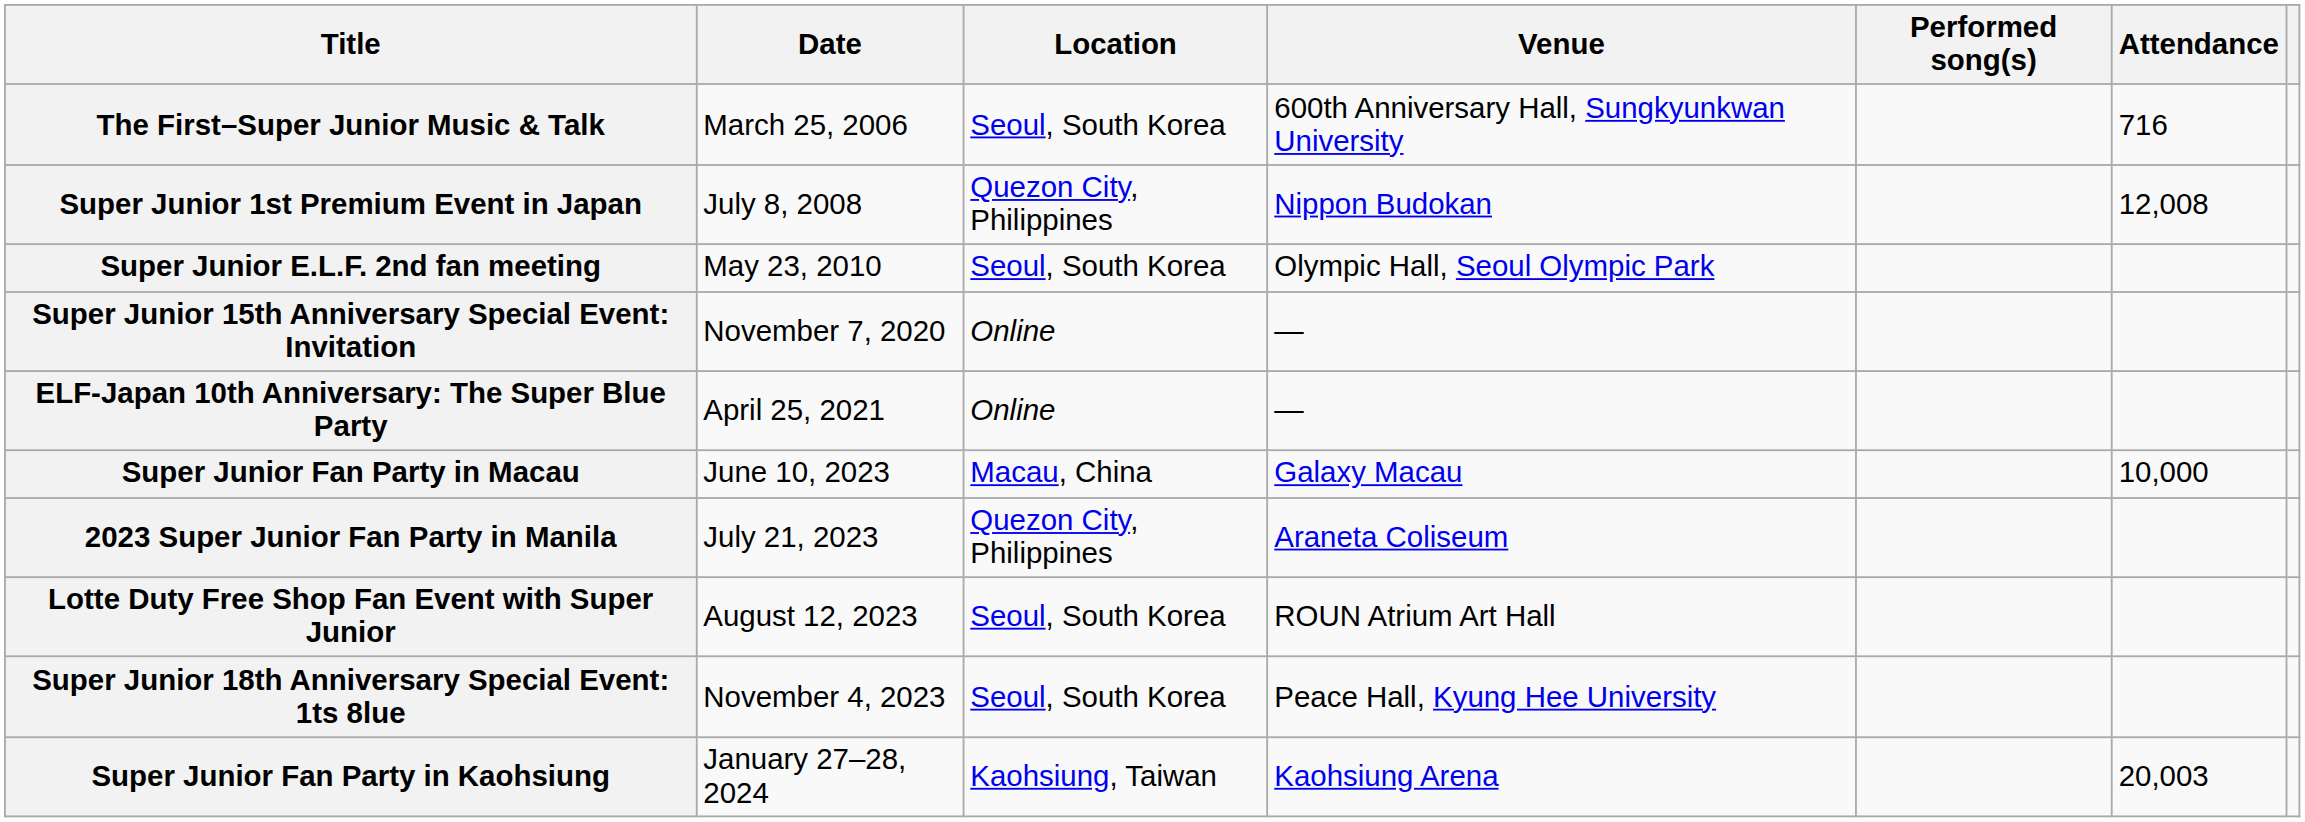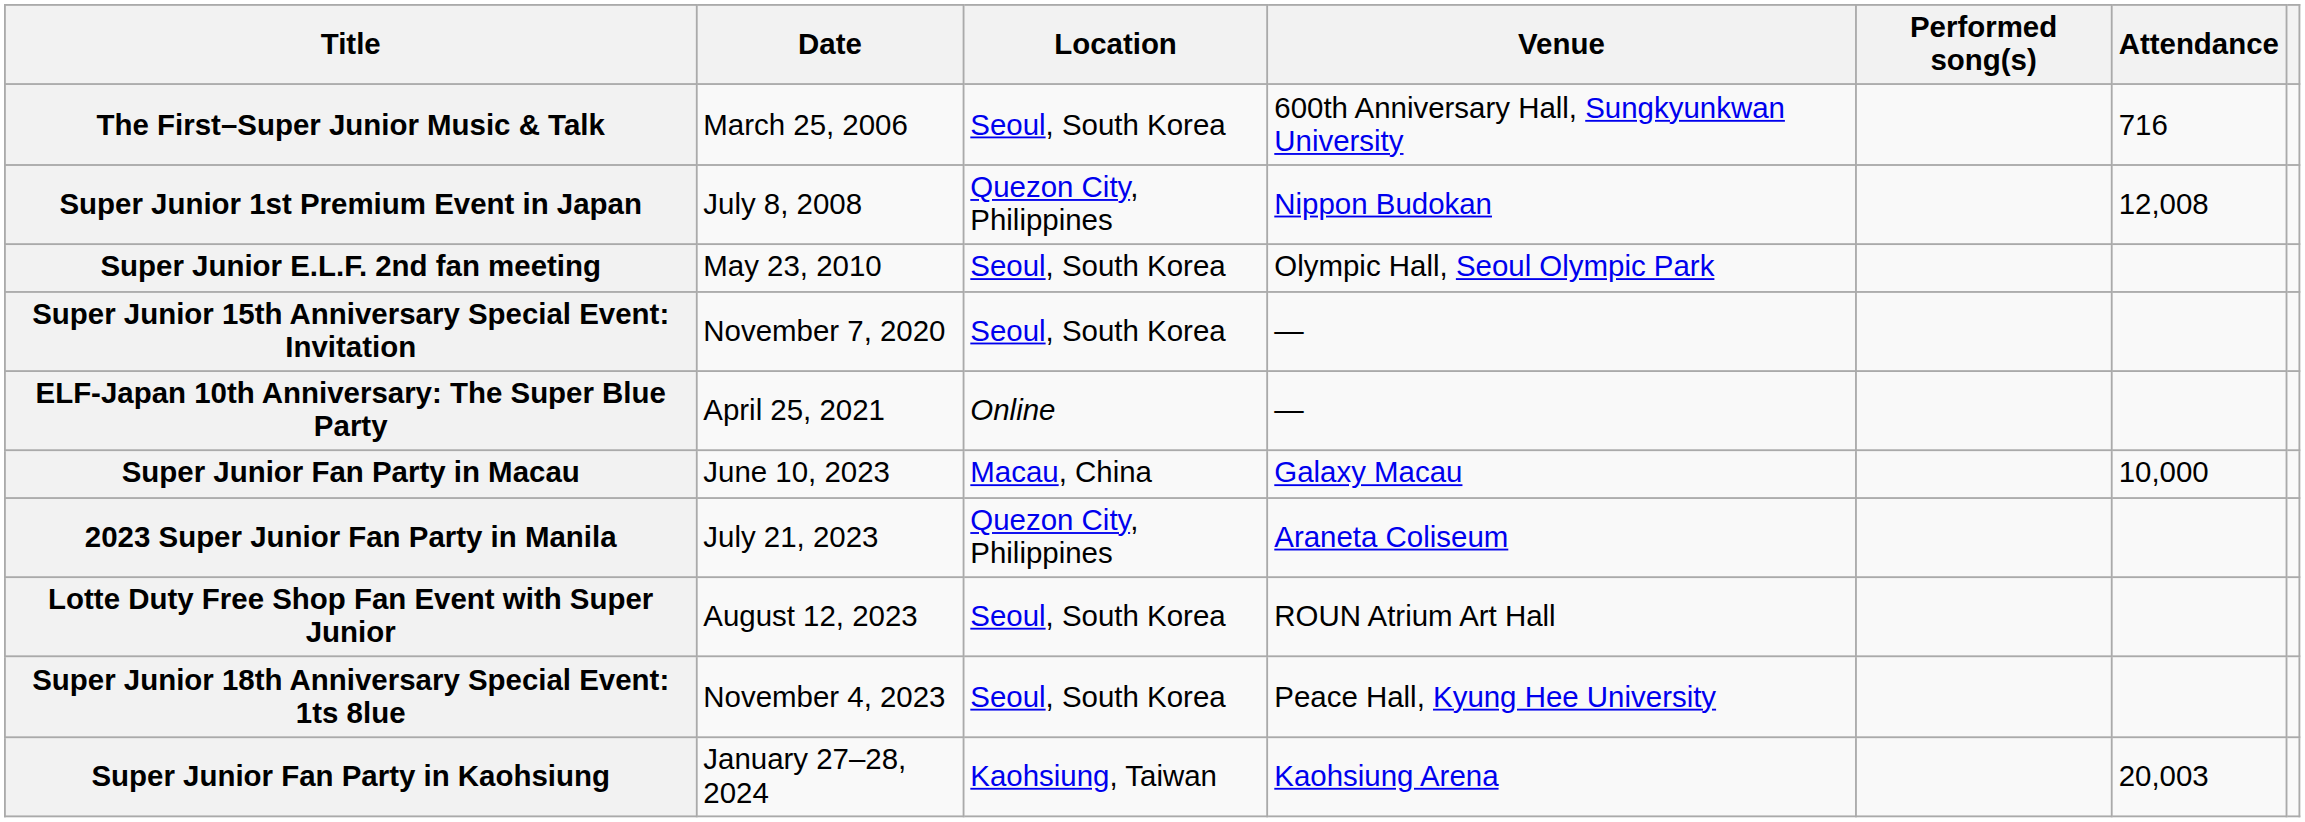(1013, 330) Online -> (1098, 330) Seoul, South Korea
